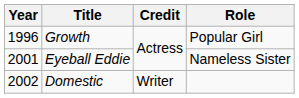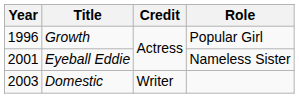(23, 81) 2002 -> (23, 81) 2003
